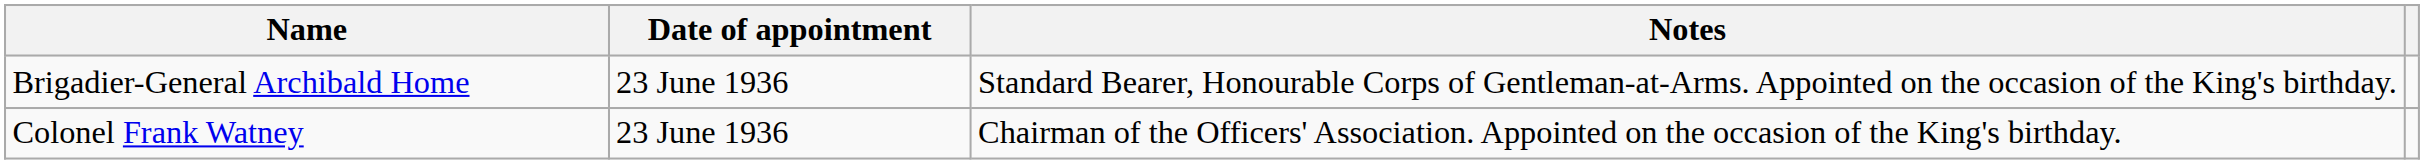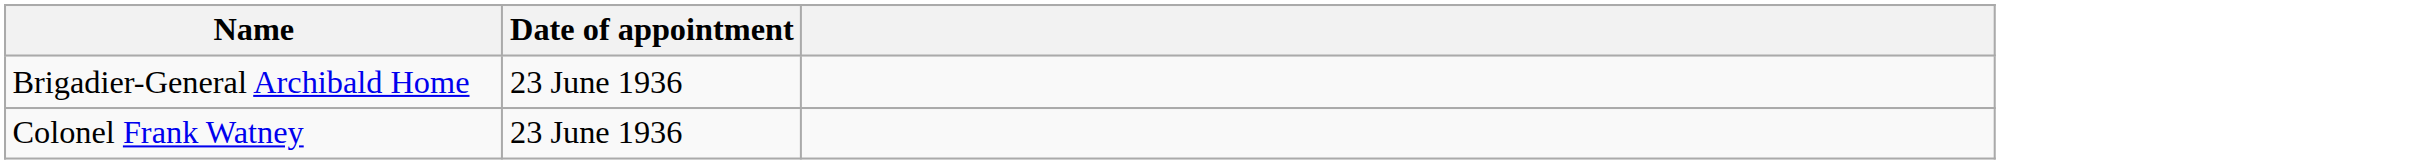- column: (1687, 30)
